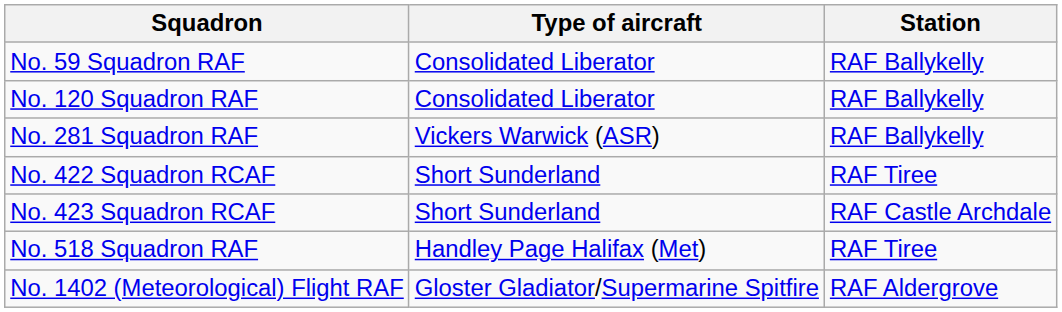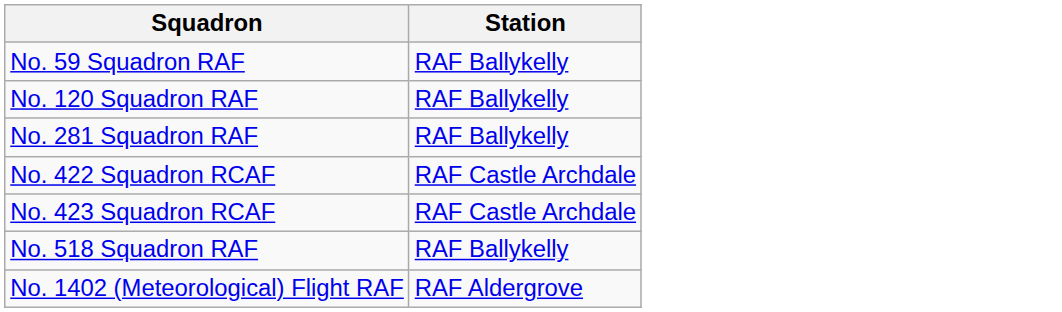- column: (617, 23)
(884, 174) RAF Tiree -> (525, 174) RAF Castle Archdale
(884, 250) RAF Tiree -> (492, 250) RAF Ballykelly
